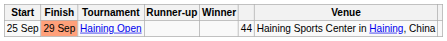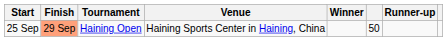columns swapped: (346, 13) <-> (172, 13)
(246, 29) 44 -> (374, 29) 50
